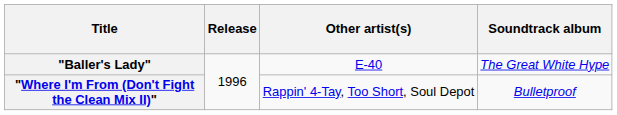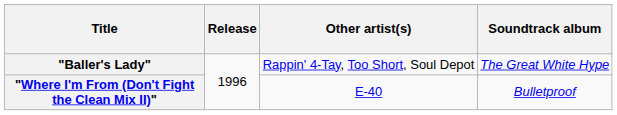(369, 64) E-40 -> (369, 64) Rappin' 4-Tay, Too Short, Soul Depot
(369, 92) Rappin' 4-Tay, Too Short, Soul Depot -> (369, 92) E-40
